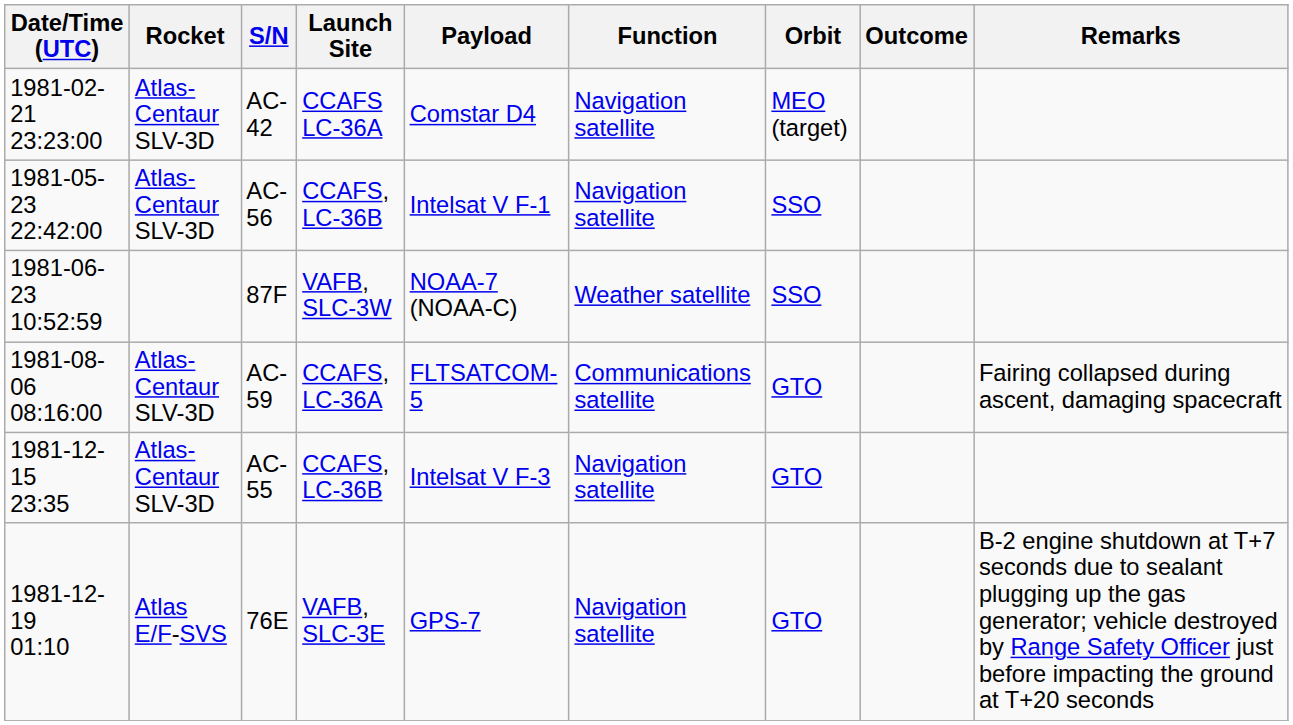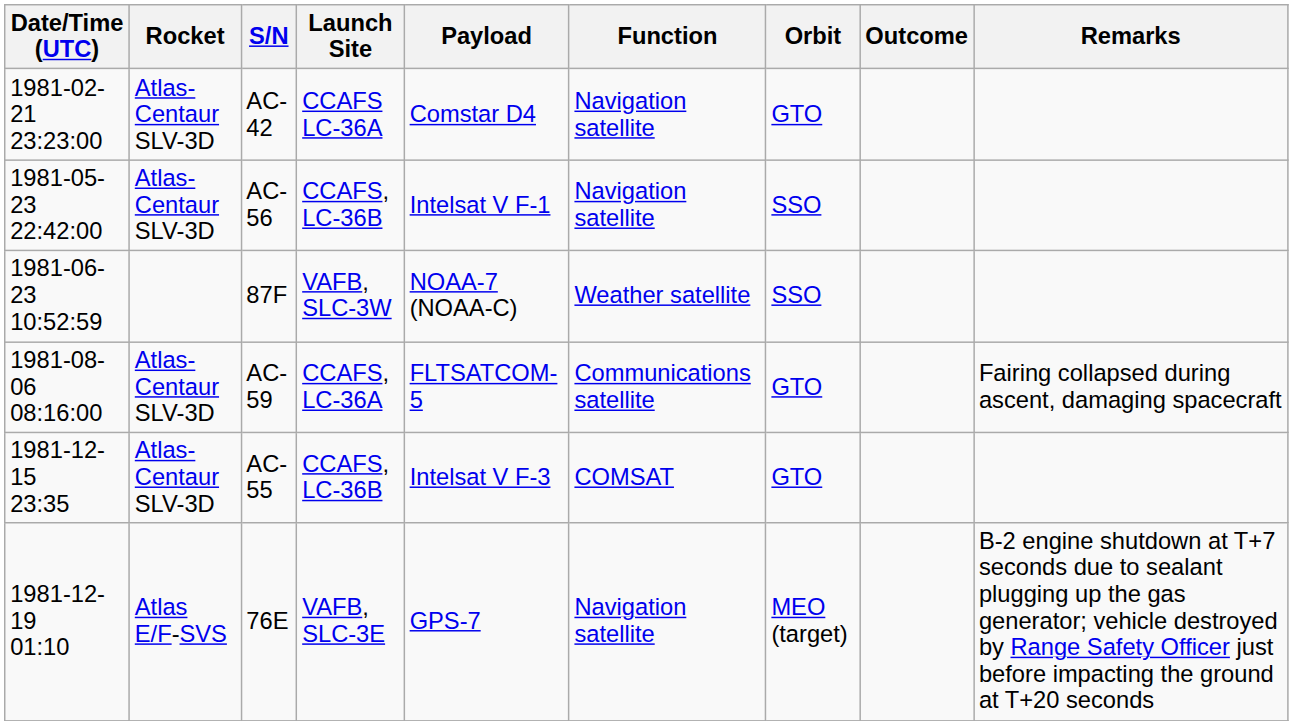(810, 114) MEO (target) -> (797, 114) GTO
(630, 477) Navigation satellite -> (624, 477) COMSAT
(797, 621) GTO -> (810, 621) MEO (target)
